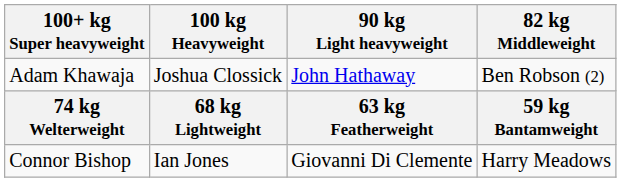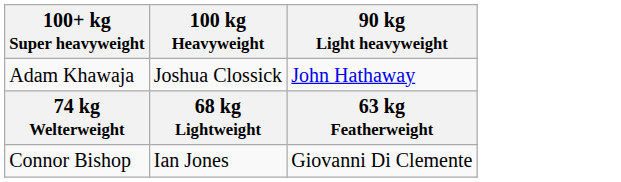- column: (546, 31)
